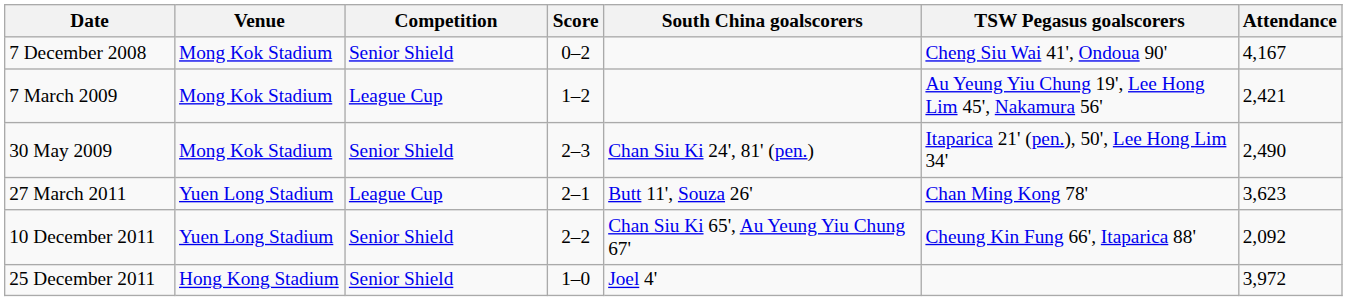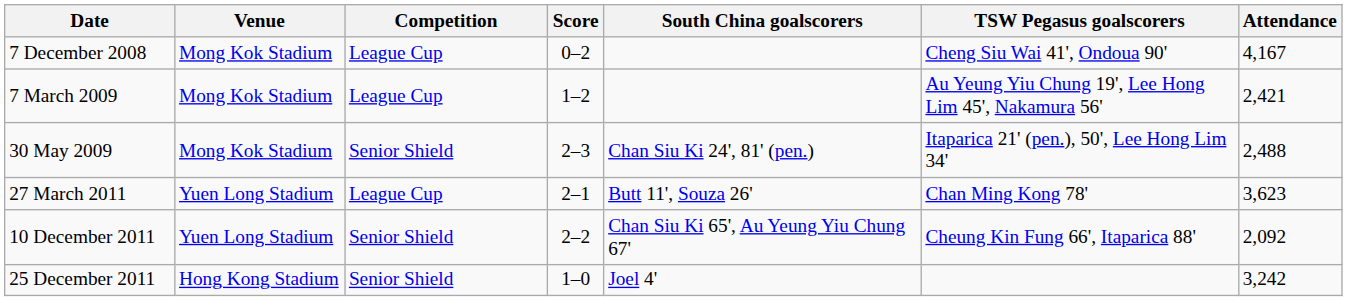(401, 52) Senior Shield -> (396, 52) League Cup
(1264, 150) 2,490 -> (1264, 150) 2,488
(1264, 280) 3,972 -> (1264, 280) 3,242
